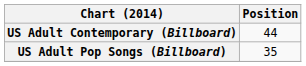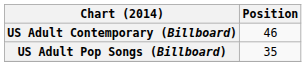(270, 33) 44 -> (270, 33) 46
